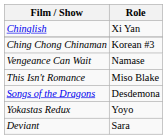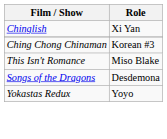- row: (49, 61)
- row: (23, 126)
